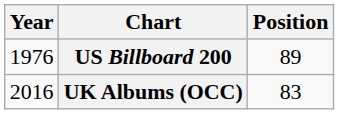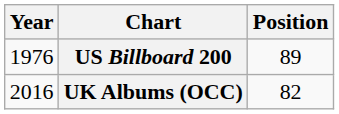(291, 91) 83 -> (291, 91) 82
